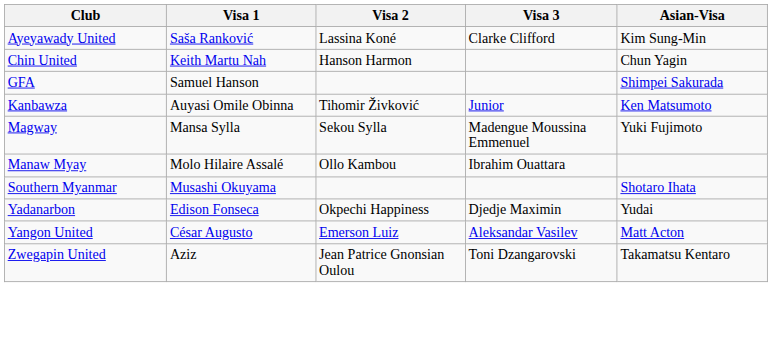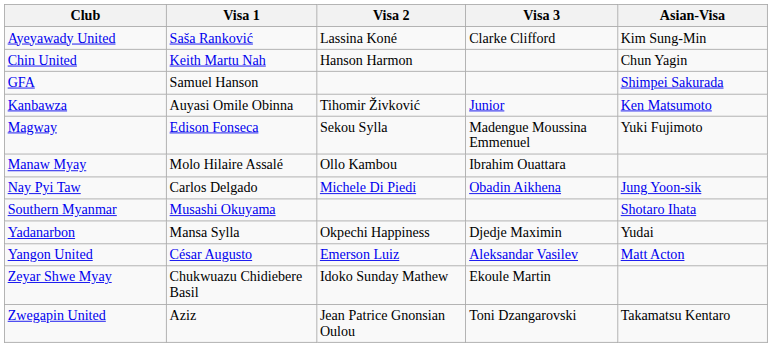(205, 127) Mansa Sylla -> (214, 127) Edison Fonseca
+ row: (44, 187)
(214, 210) Edison Fonseca -> (205, 232) Mansa Sylla
+ row: (60, 277)
